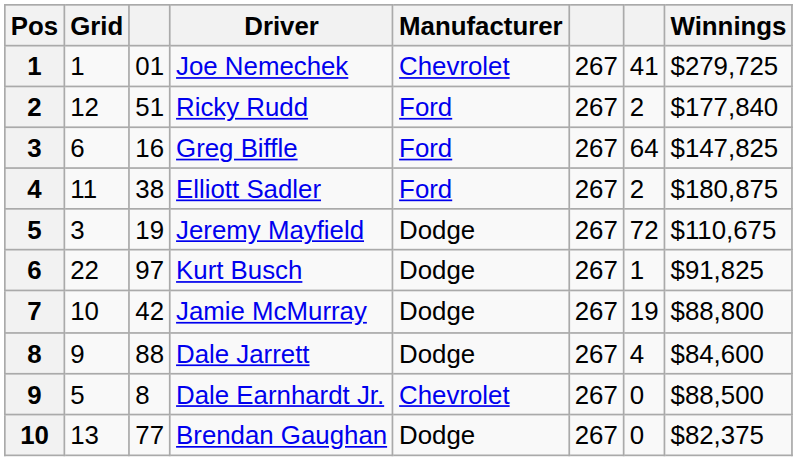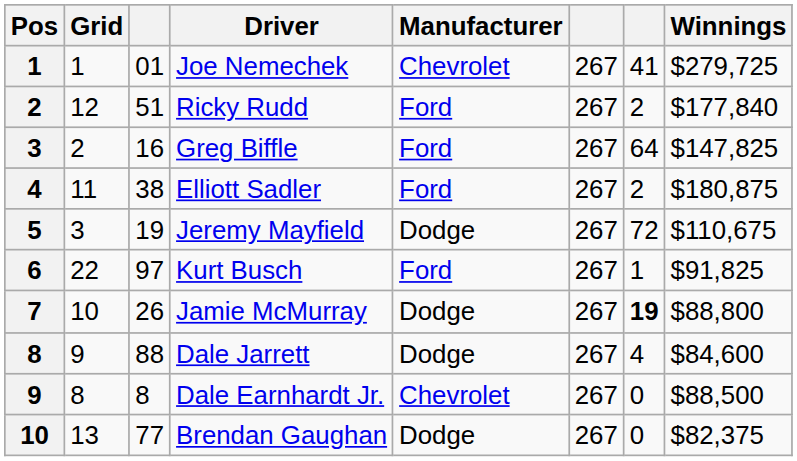(77, 148) 6 -> (77, 148) 2
(437, 271) Dodge -> (426, 271) Ford
(150, 312) 42 -> (150, 312) 26
(644, 312) normal -> (644, 312) bold
(77, 394) 5 -> (77, 394) 8
